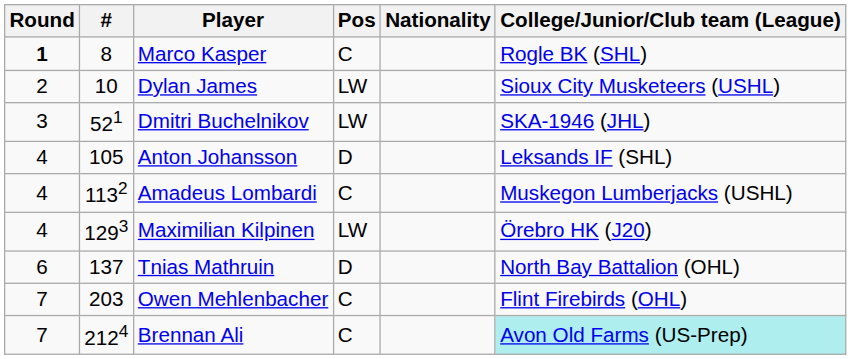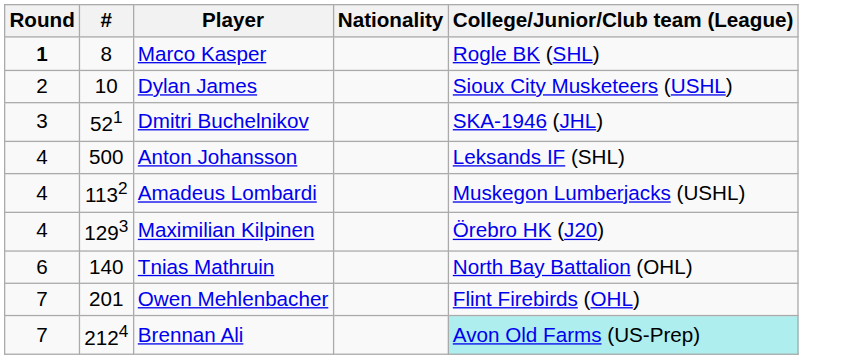- column: (357, 20)
(106, 157) 105 -> (106, 157) 500
(106, 266) 137 -> (106, 266) 140
(106, 299) 203 -> (106, 299) 201
